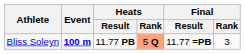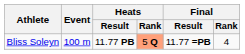(77, 42) bold -> (77, 42) normal
(227, 42) 3 -> (226, 42) 4
